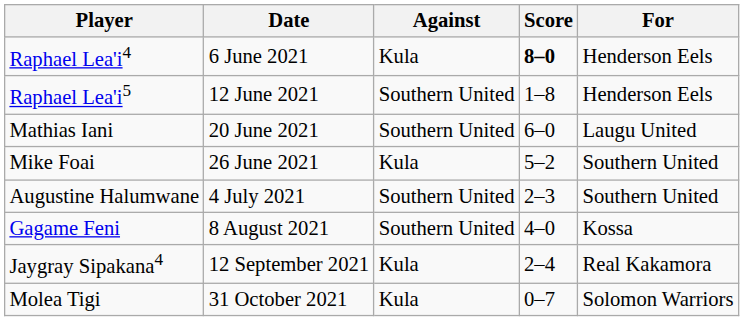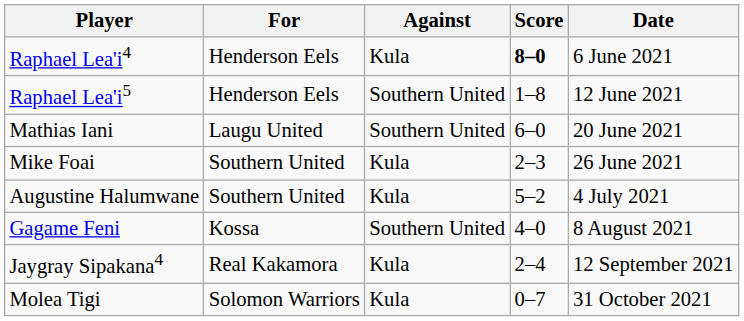columns swapped: (658, 20) <-> (289, 20)
(540, 162) 5–2 -> (530, 162) 2–3
(447, 195) Southern United -> (389, 195) Kula
(540, 195) 2–3 -> (530, 195) 5–2
